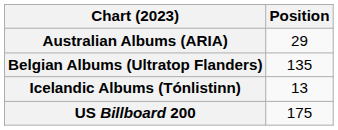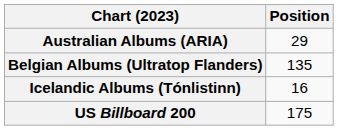(299, 88) 13 -> (299, 88) 16
